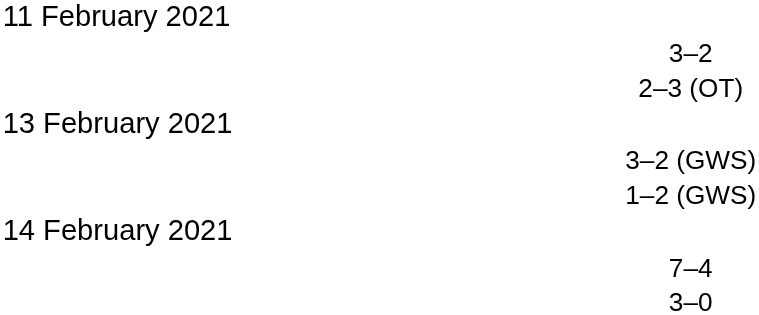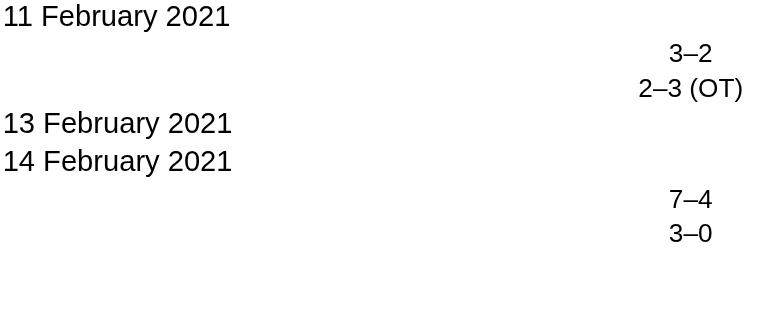- row: (287, 160)
- row: (287, 195)
